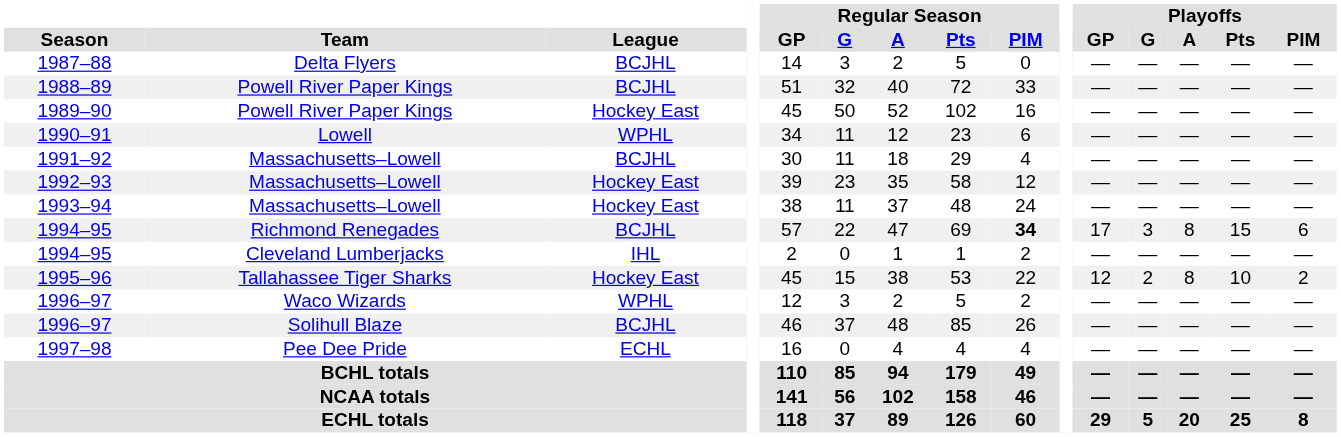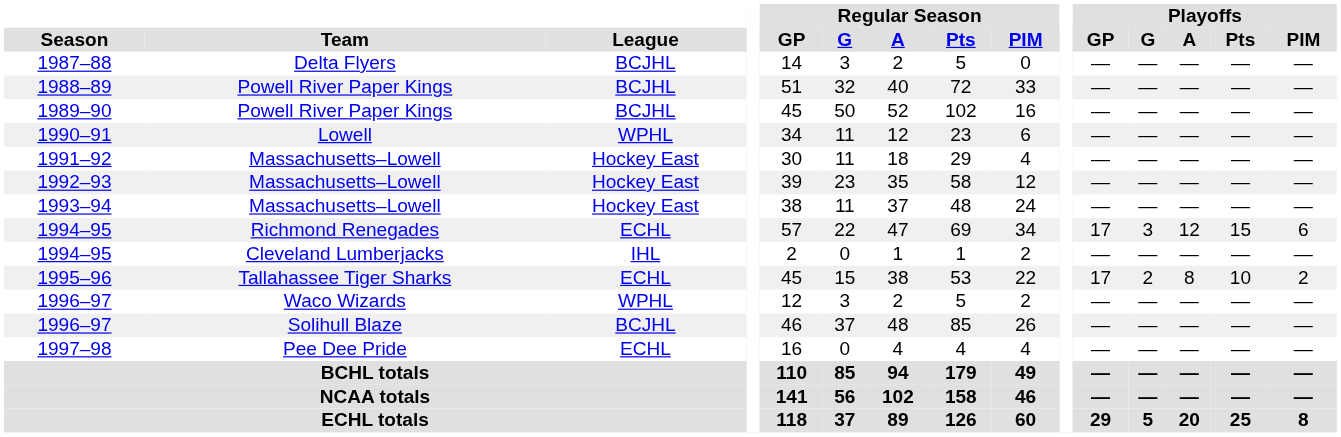(645, 111) Hockey East -> (645, 111) BCJHL
(645, 158) BCJHL -> (645, 158) Hockey East
(645, 230) BCJHL -> (645, 230) ECHL
(1026, 230) bold -> (1026, 230) normal
(1189, 230) 8 -> (1189, 230) 12
(645, 277) Hockey East -> (645, 277) ECHL
(1101, 277) 12 -> (1101, 277) 17
